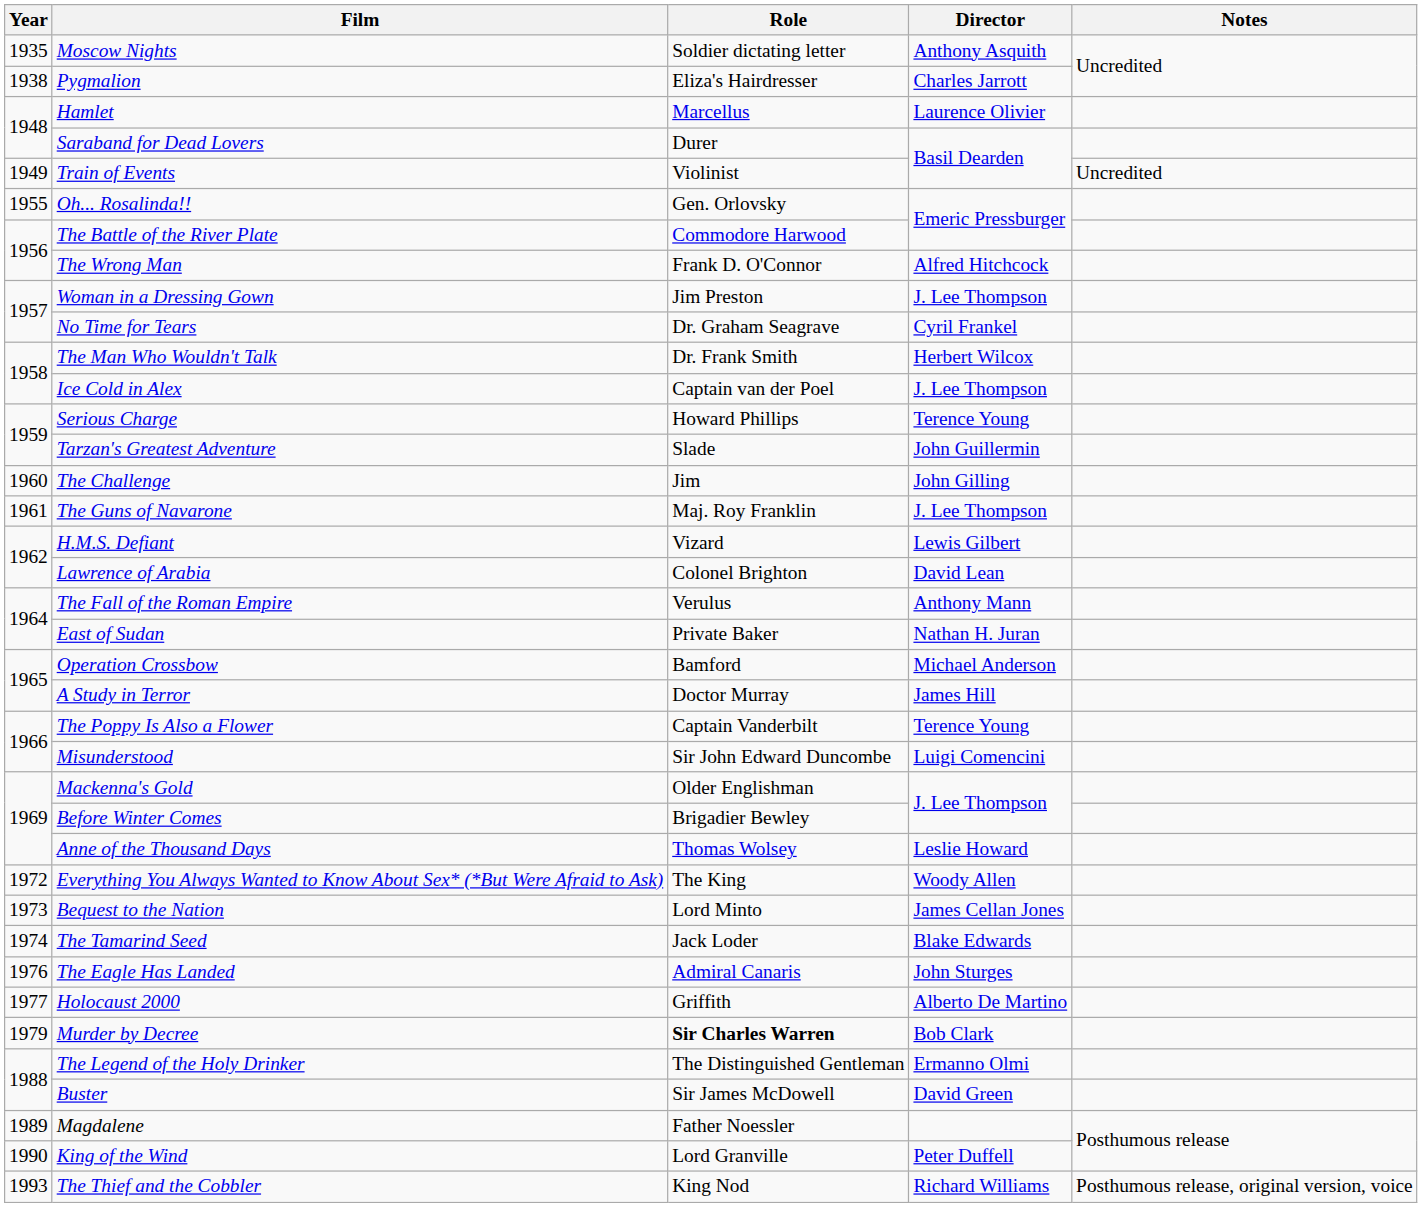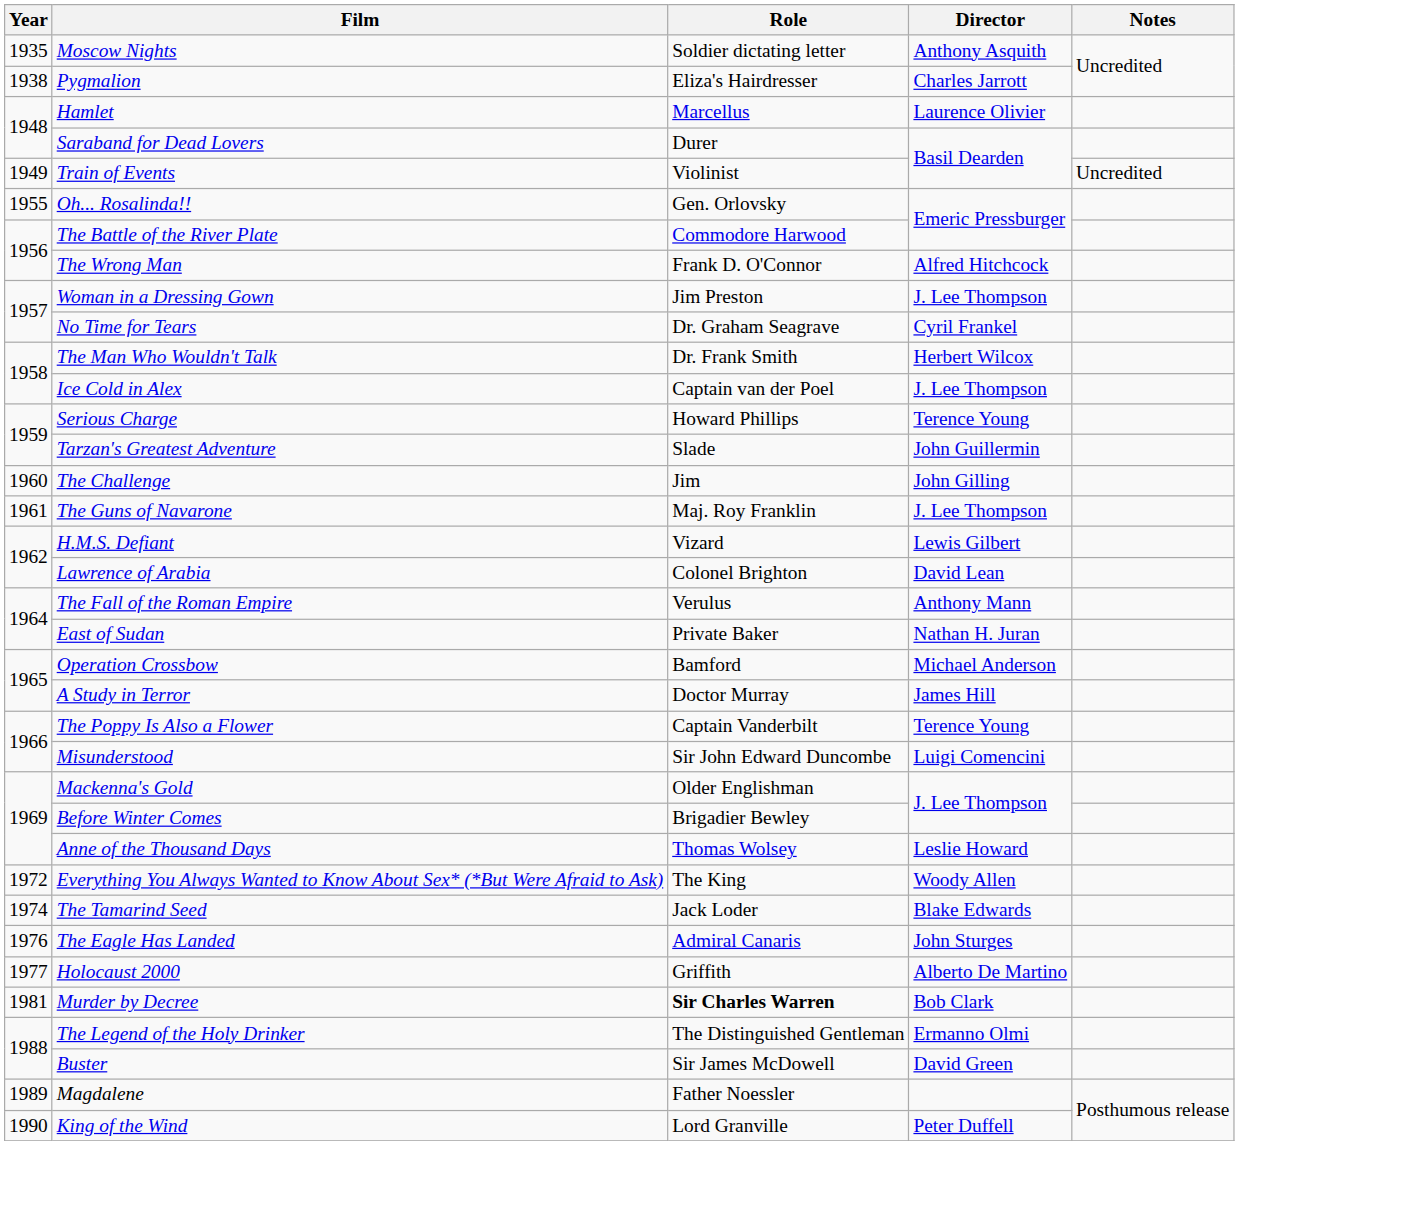- row: (140, 910)
(28, 1033) 1979 -> (28, 1002) 1981
- row: (159, 1186)
